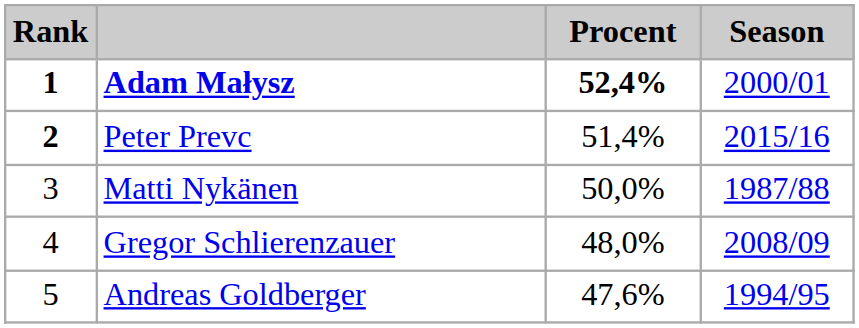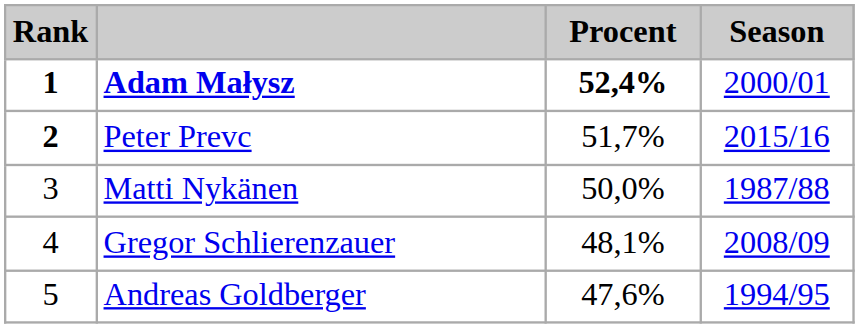(623, 136) 51,4% -> (623, 136) 51,7%
(623, 242) 48,0% -> (623, 242) 48,1%
